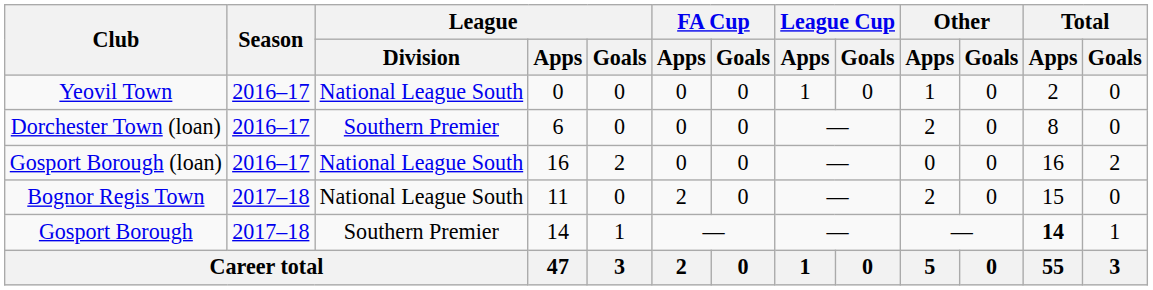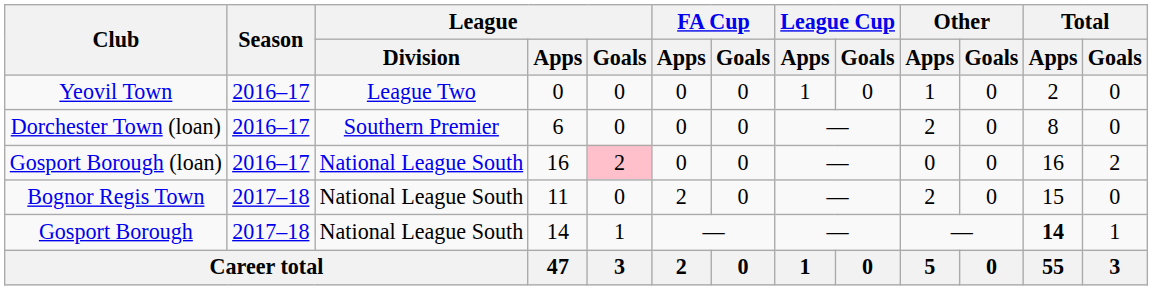(421, 92) National League South -> (421, 92) League Two
(620, 162) no background -> (620, 162) pink background
(421, 232) Southern Premier -> (421, 232) National League South
